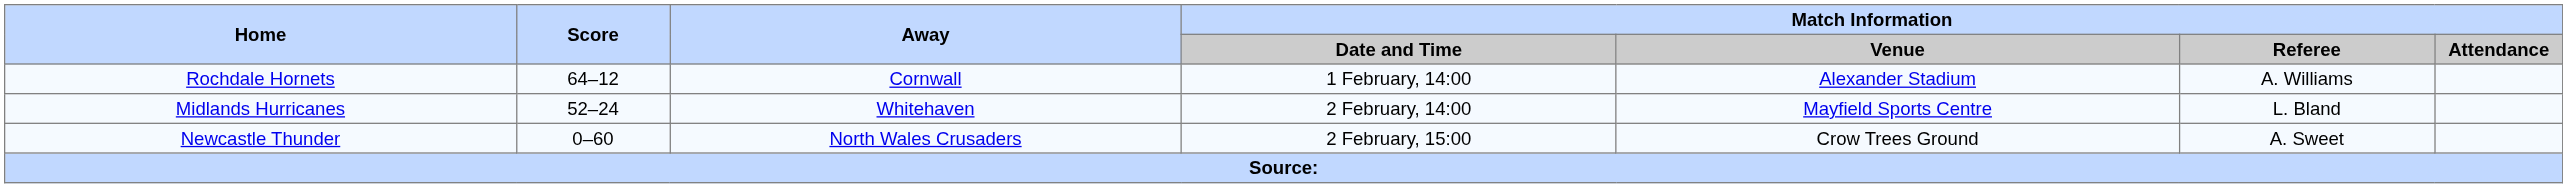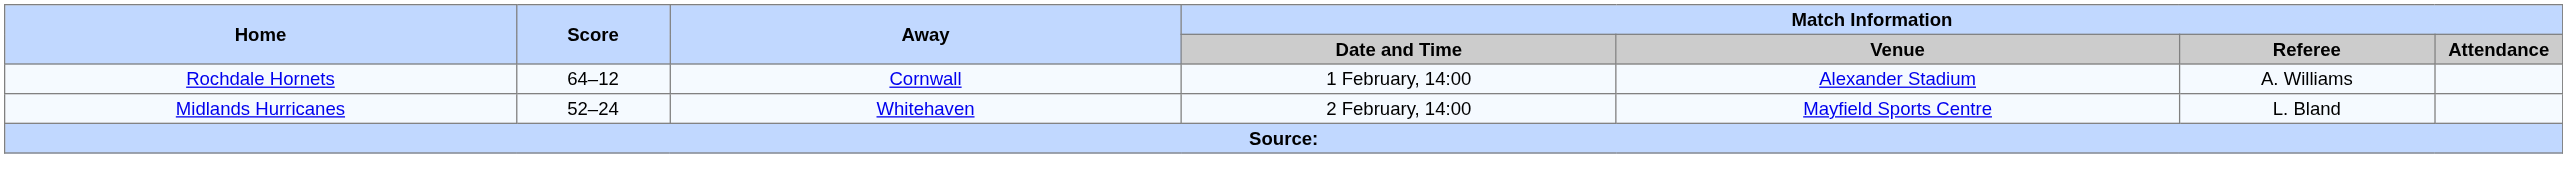- row: (260, 138)
